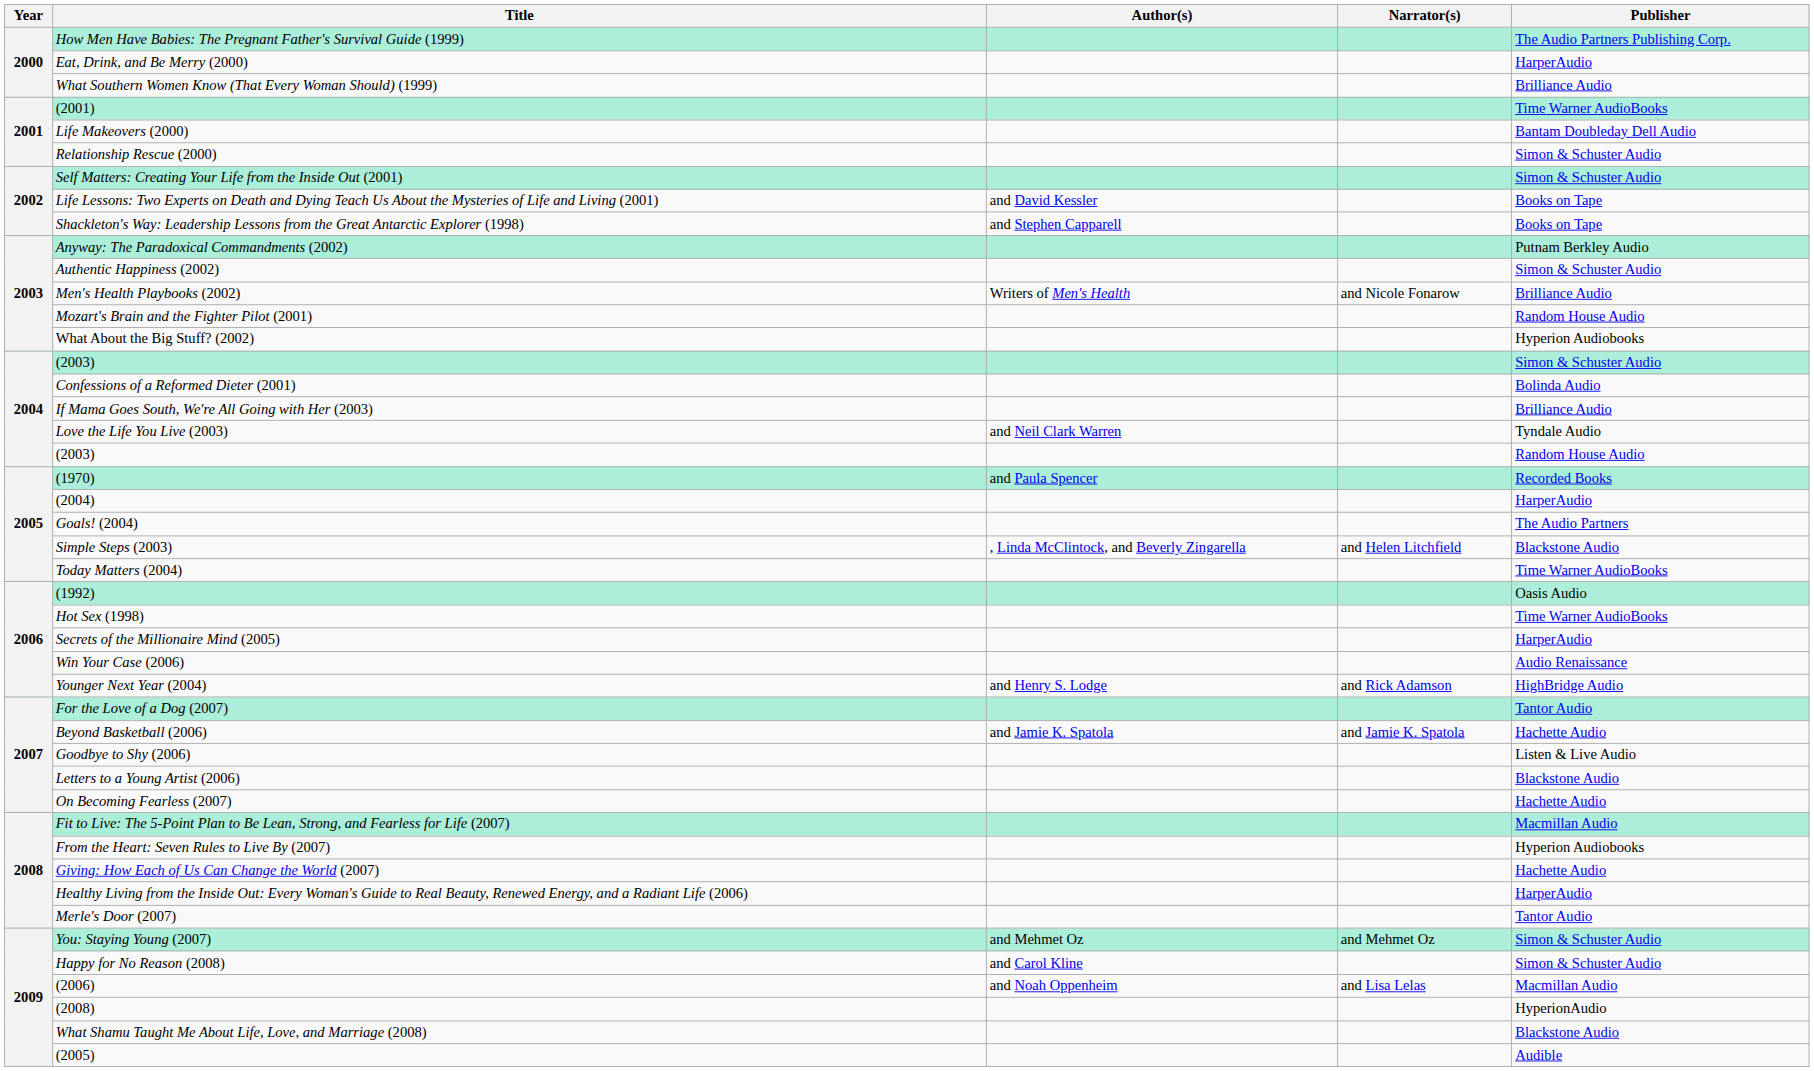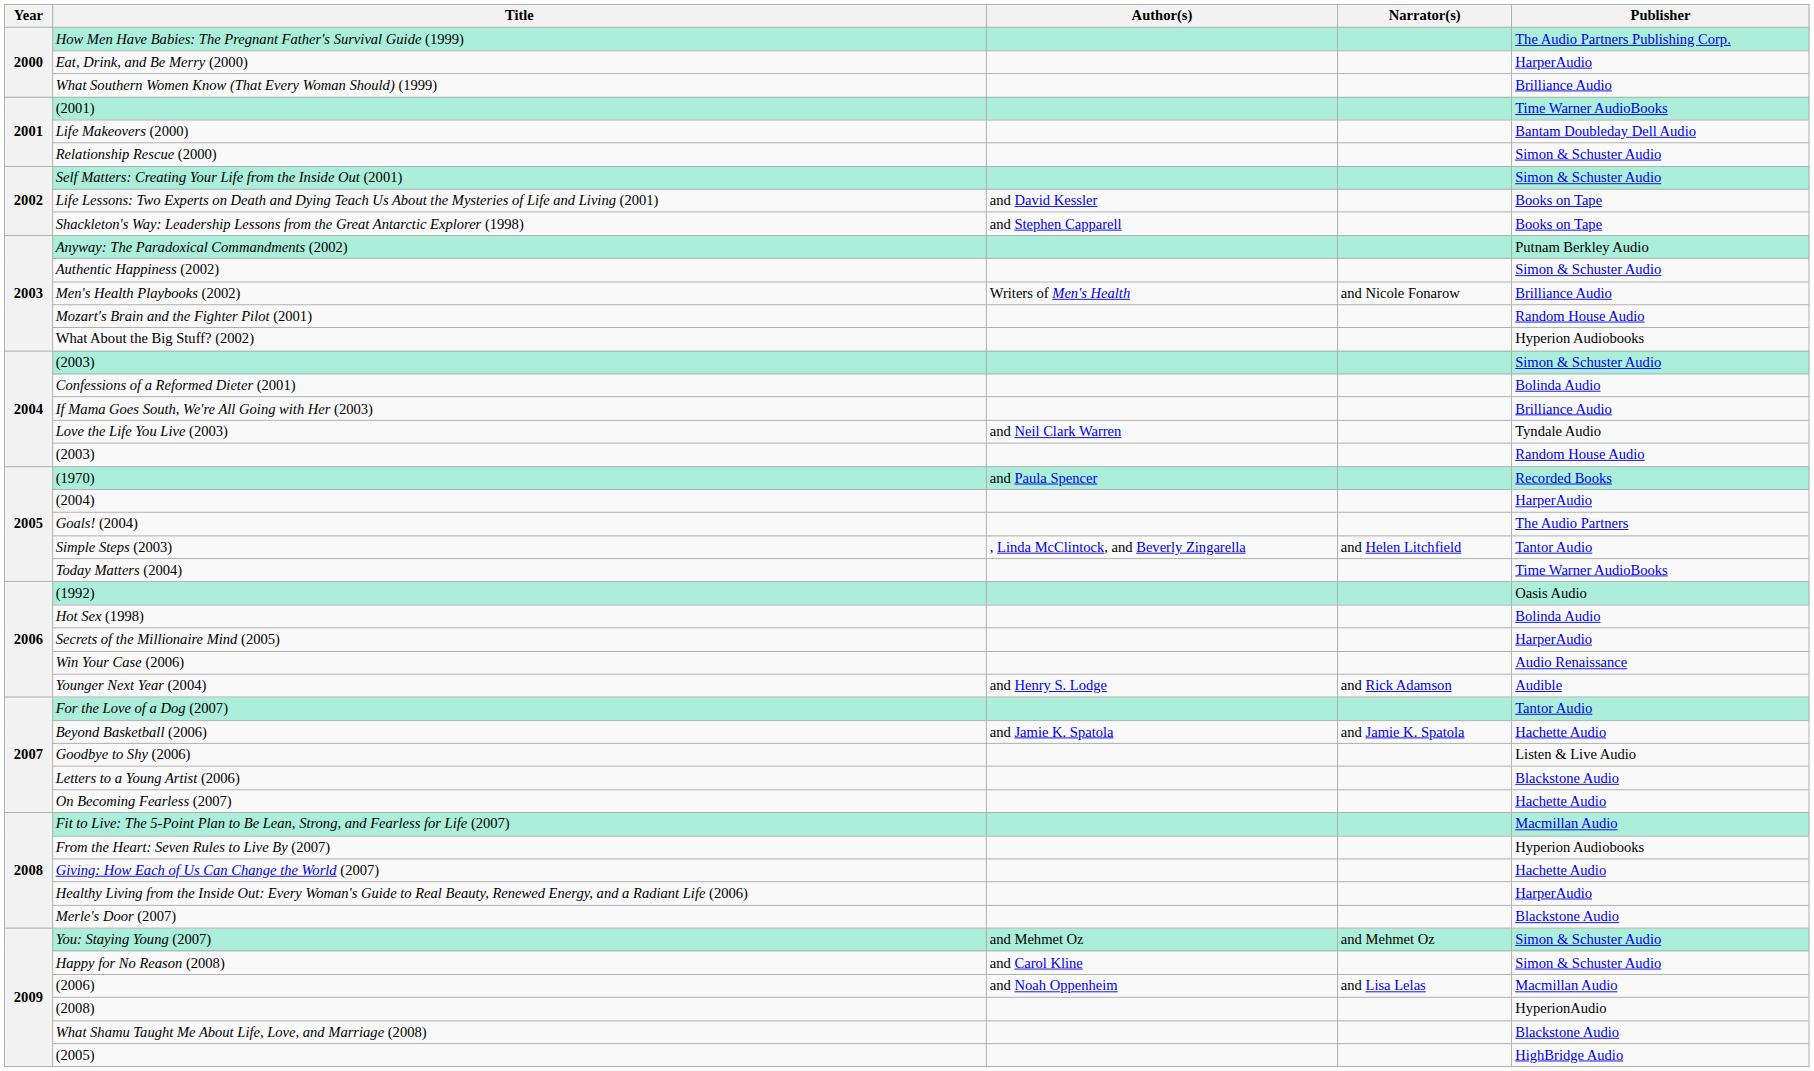(1567, 547) Blackstone Audio -> (1554, 547) Tantor Audio
(1591, 616) Time Warner AudioBooks -> (1558, 616) Bolinda Audio
(1569, 685) HighBridge Audio -> (1539, 685) Audible
(1554, 916) Tantor Audio -> (1567, 916) Blackstone Audio
(1539, 1055) Audible -> (1569, 1055) HighBridge Audio
